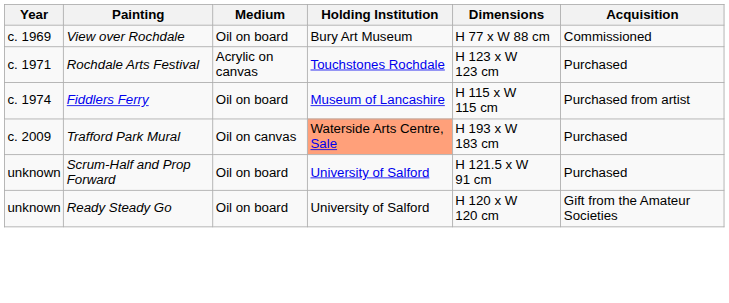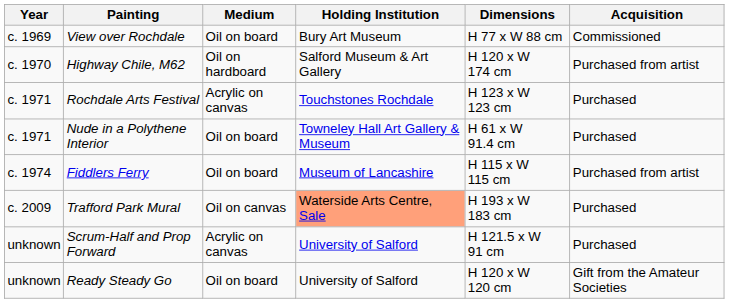+ row: (126, 64)
+ row: (127, 136)
(252, 172) Oil on board -> (234, 244) Acrylic on canvas
